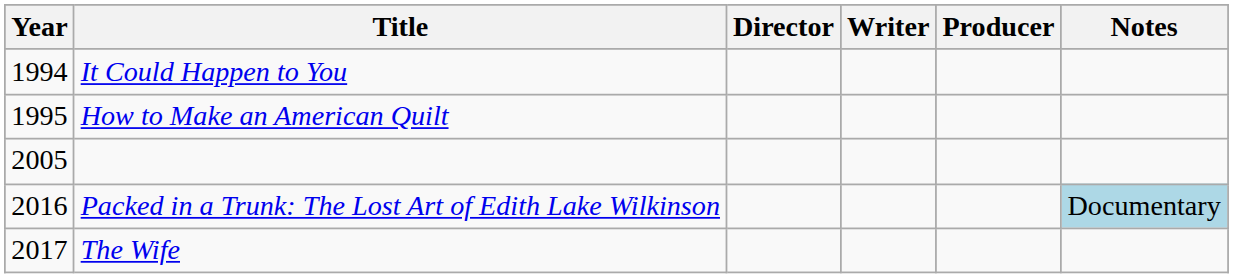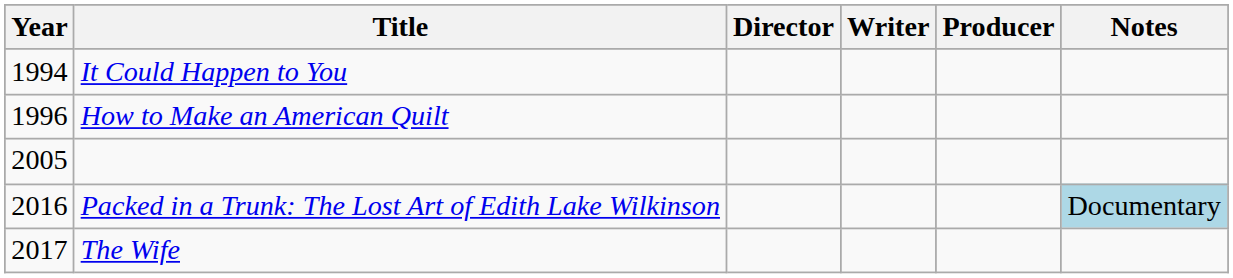(40, 116) 1995 -> (40, 116) 1996
